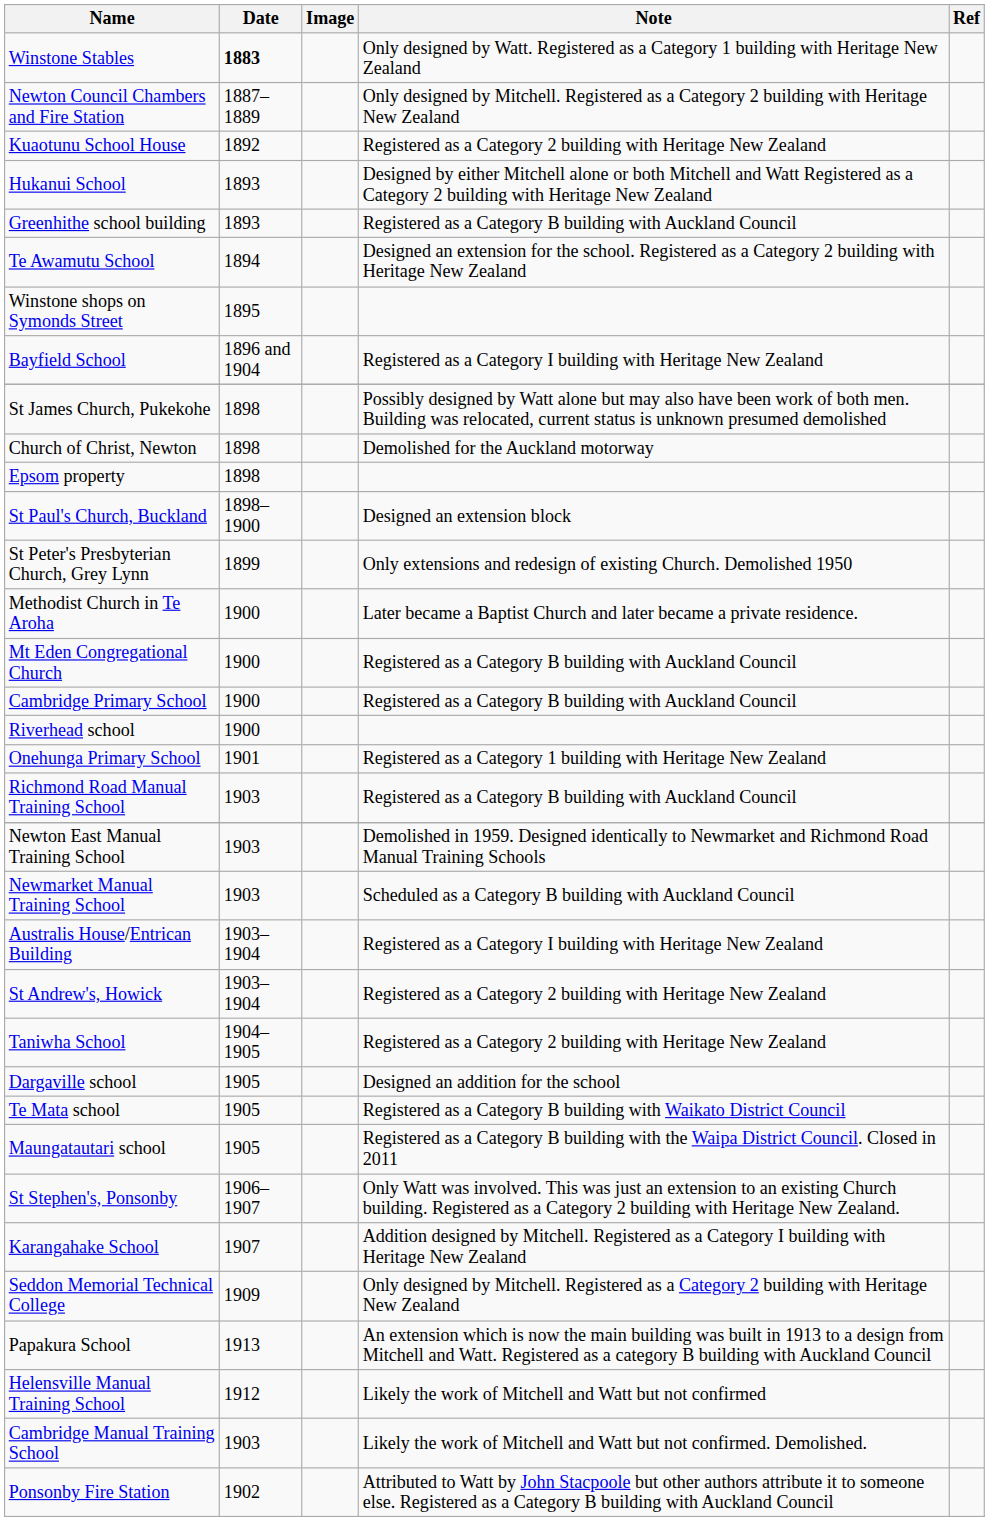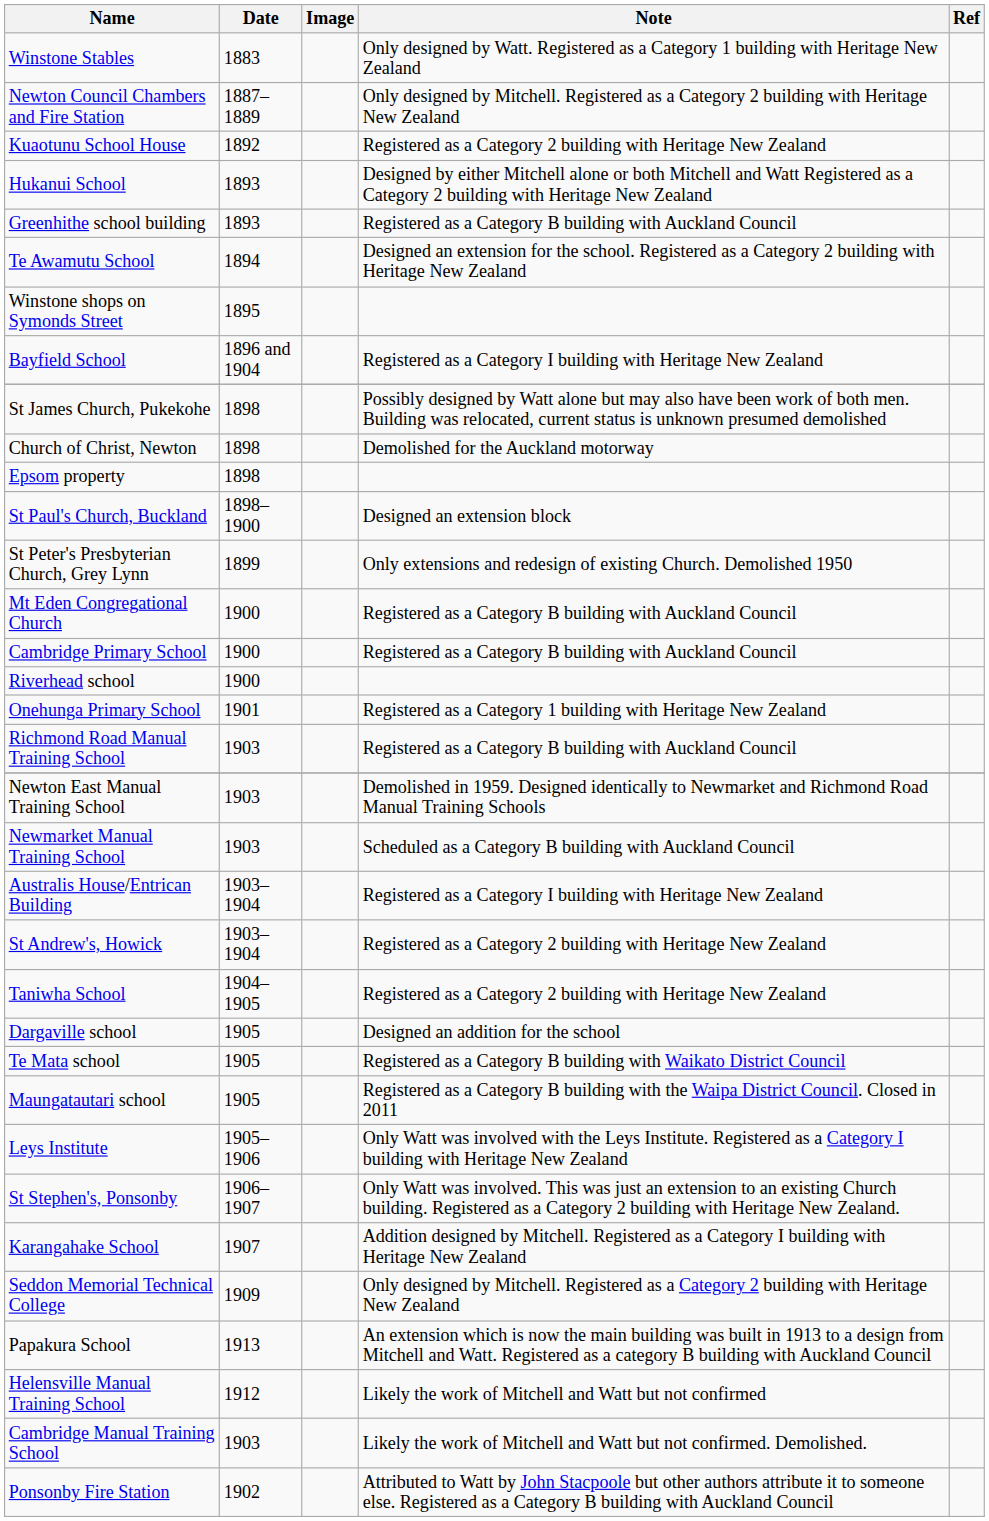(242, 57) bold -> (242, 57) normal
- row: (95, 613)
+ row: (58, 1148)
